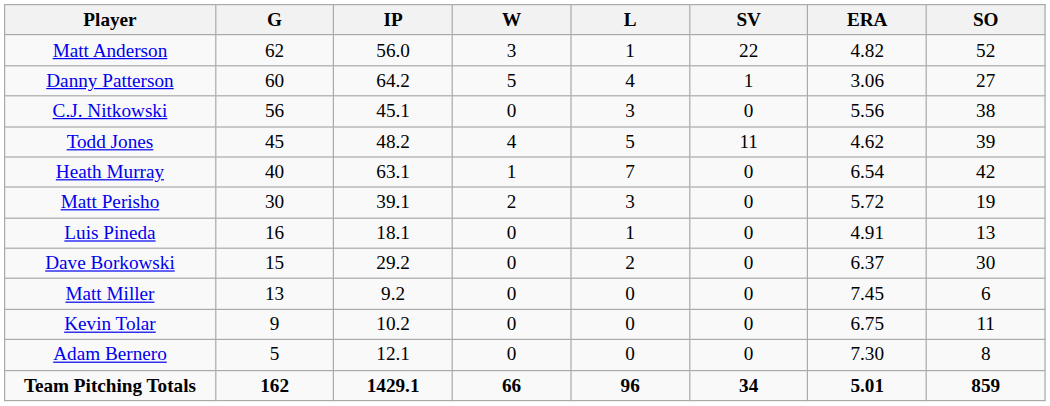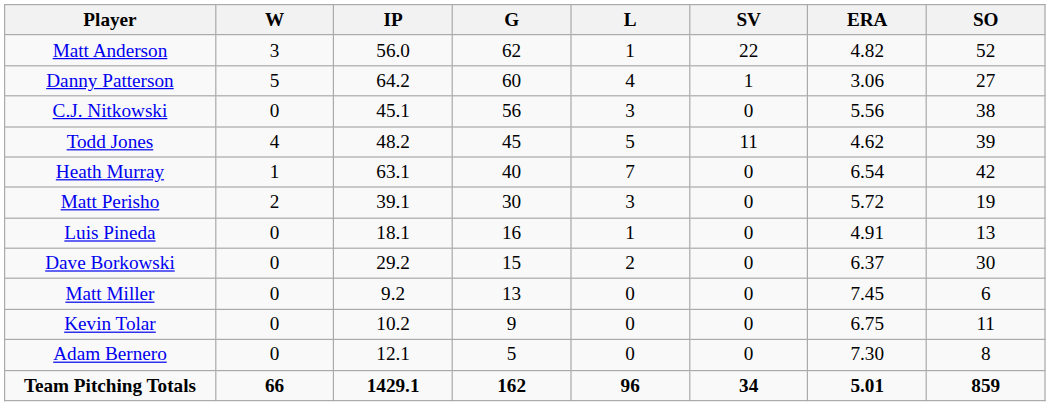columns swapped: (275, 19) <-> (512, 19)
